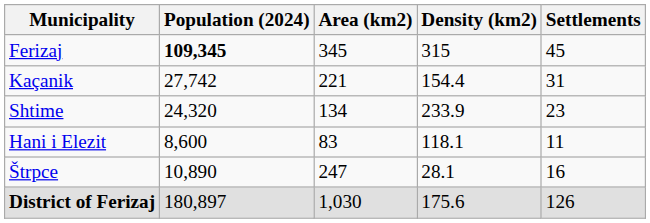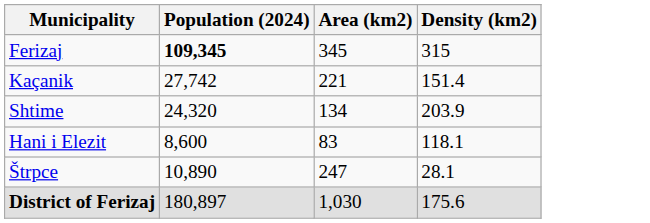- column: (593, 19)
(443, 80) 154.4 -> (443, 80) 151.4
(443, 111) 233.9 -> (443, 111) 203.9
